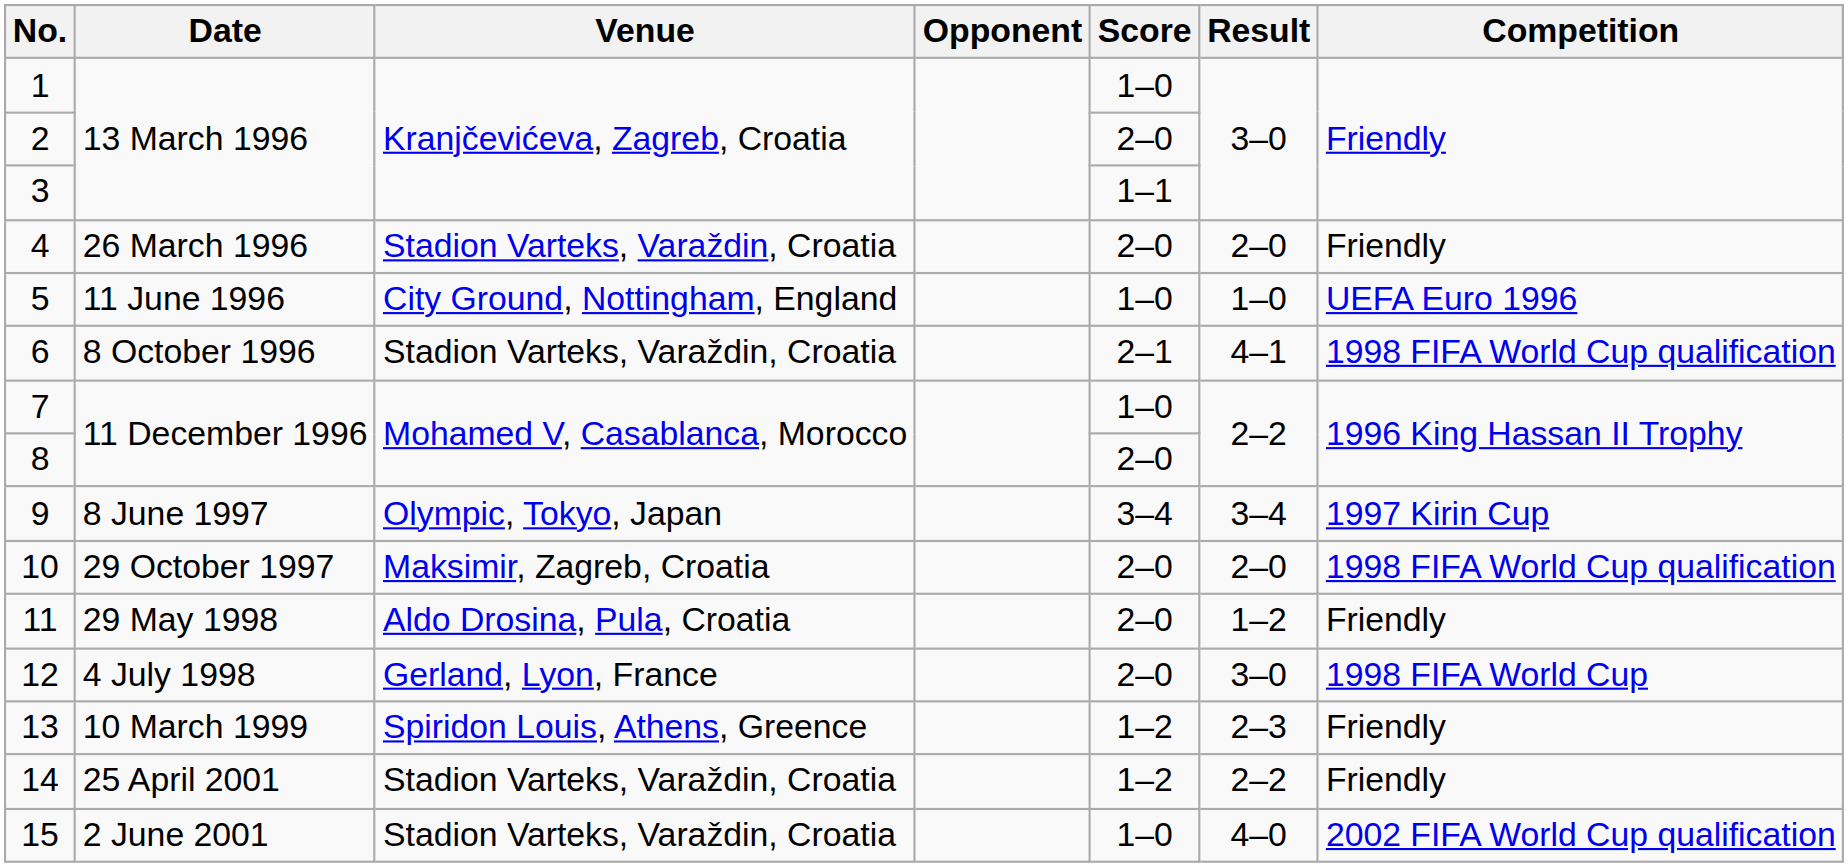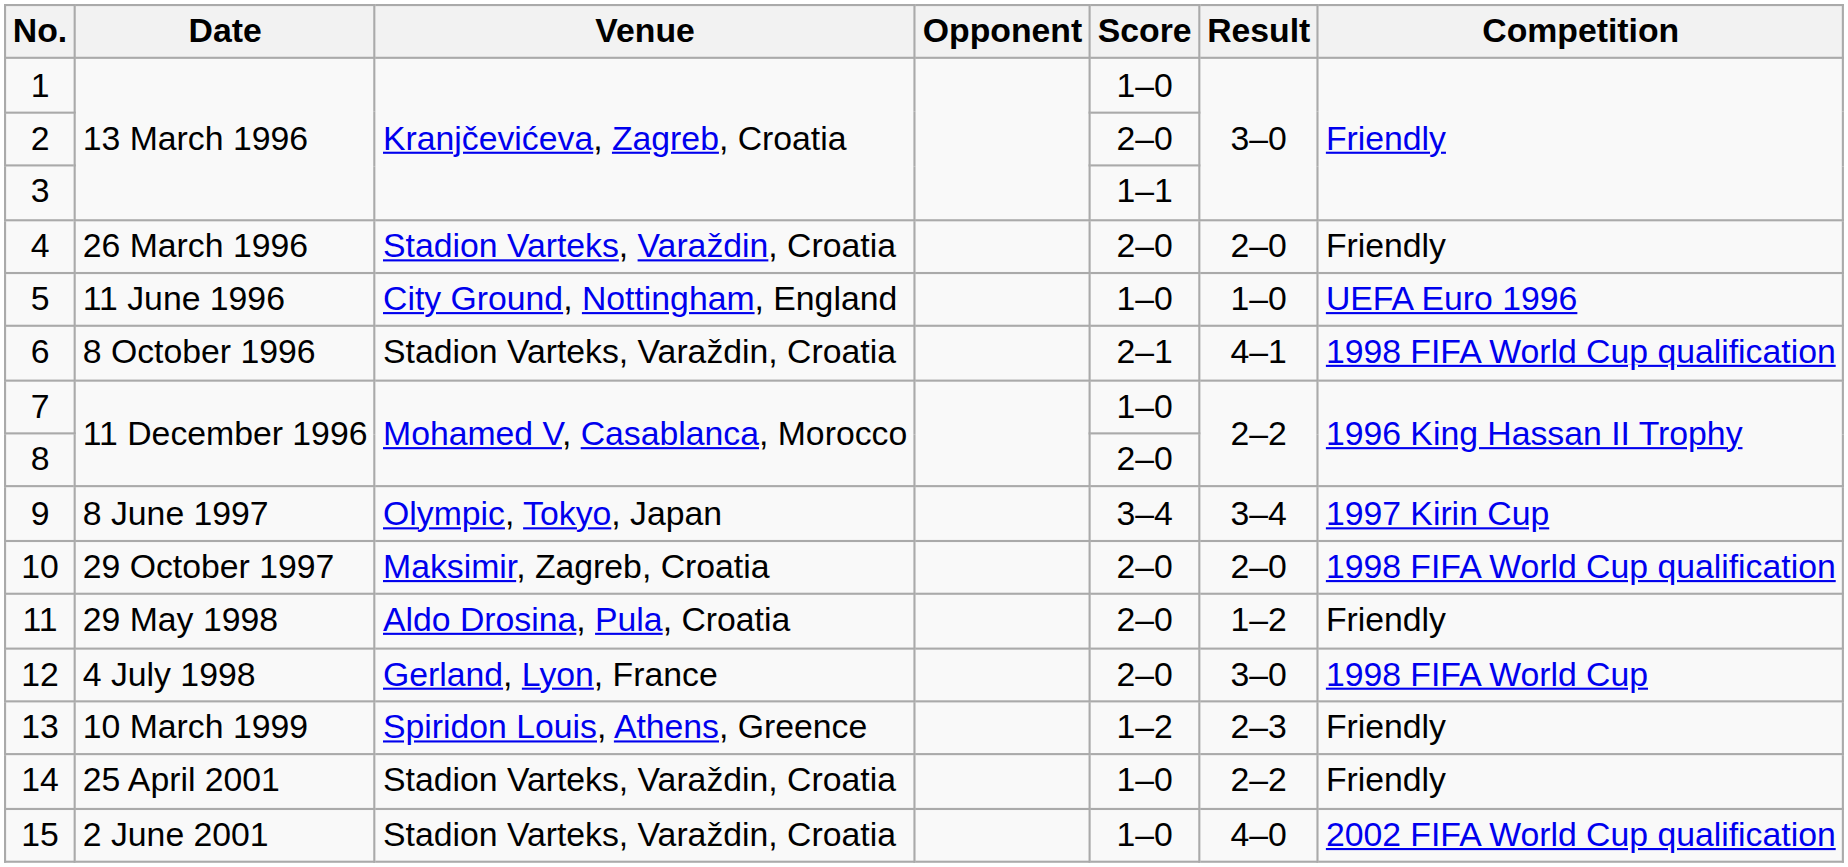(1145, 780) 1–2 -> (1145, 780) 1–0
